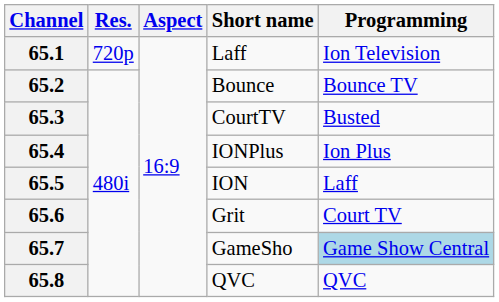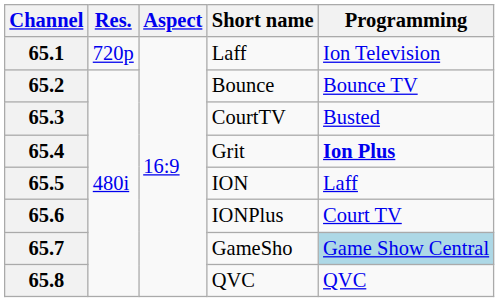(248, 150) IONPlus -> (228, 150) Grit
(357, 150) normal -> (359, 150) bold
(228, 215) Grit -> (248, 215) IONPlus
